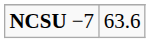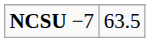(122, 21) 63.6 -> (122, 21) 63.5
